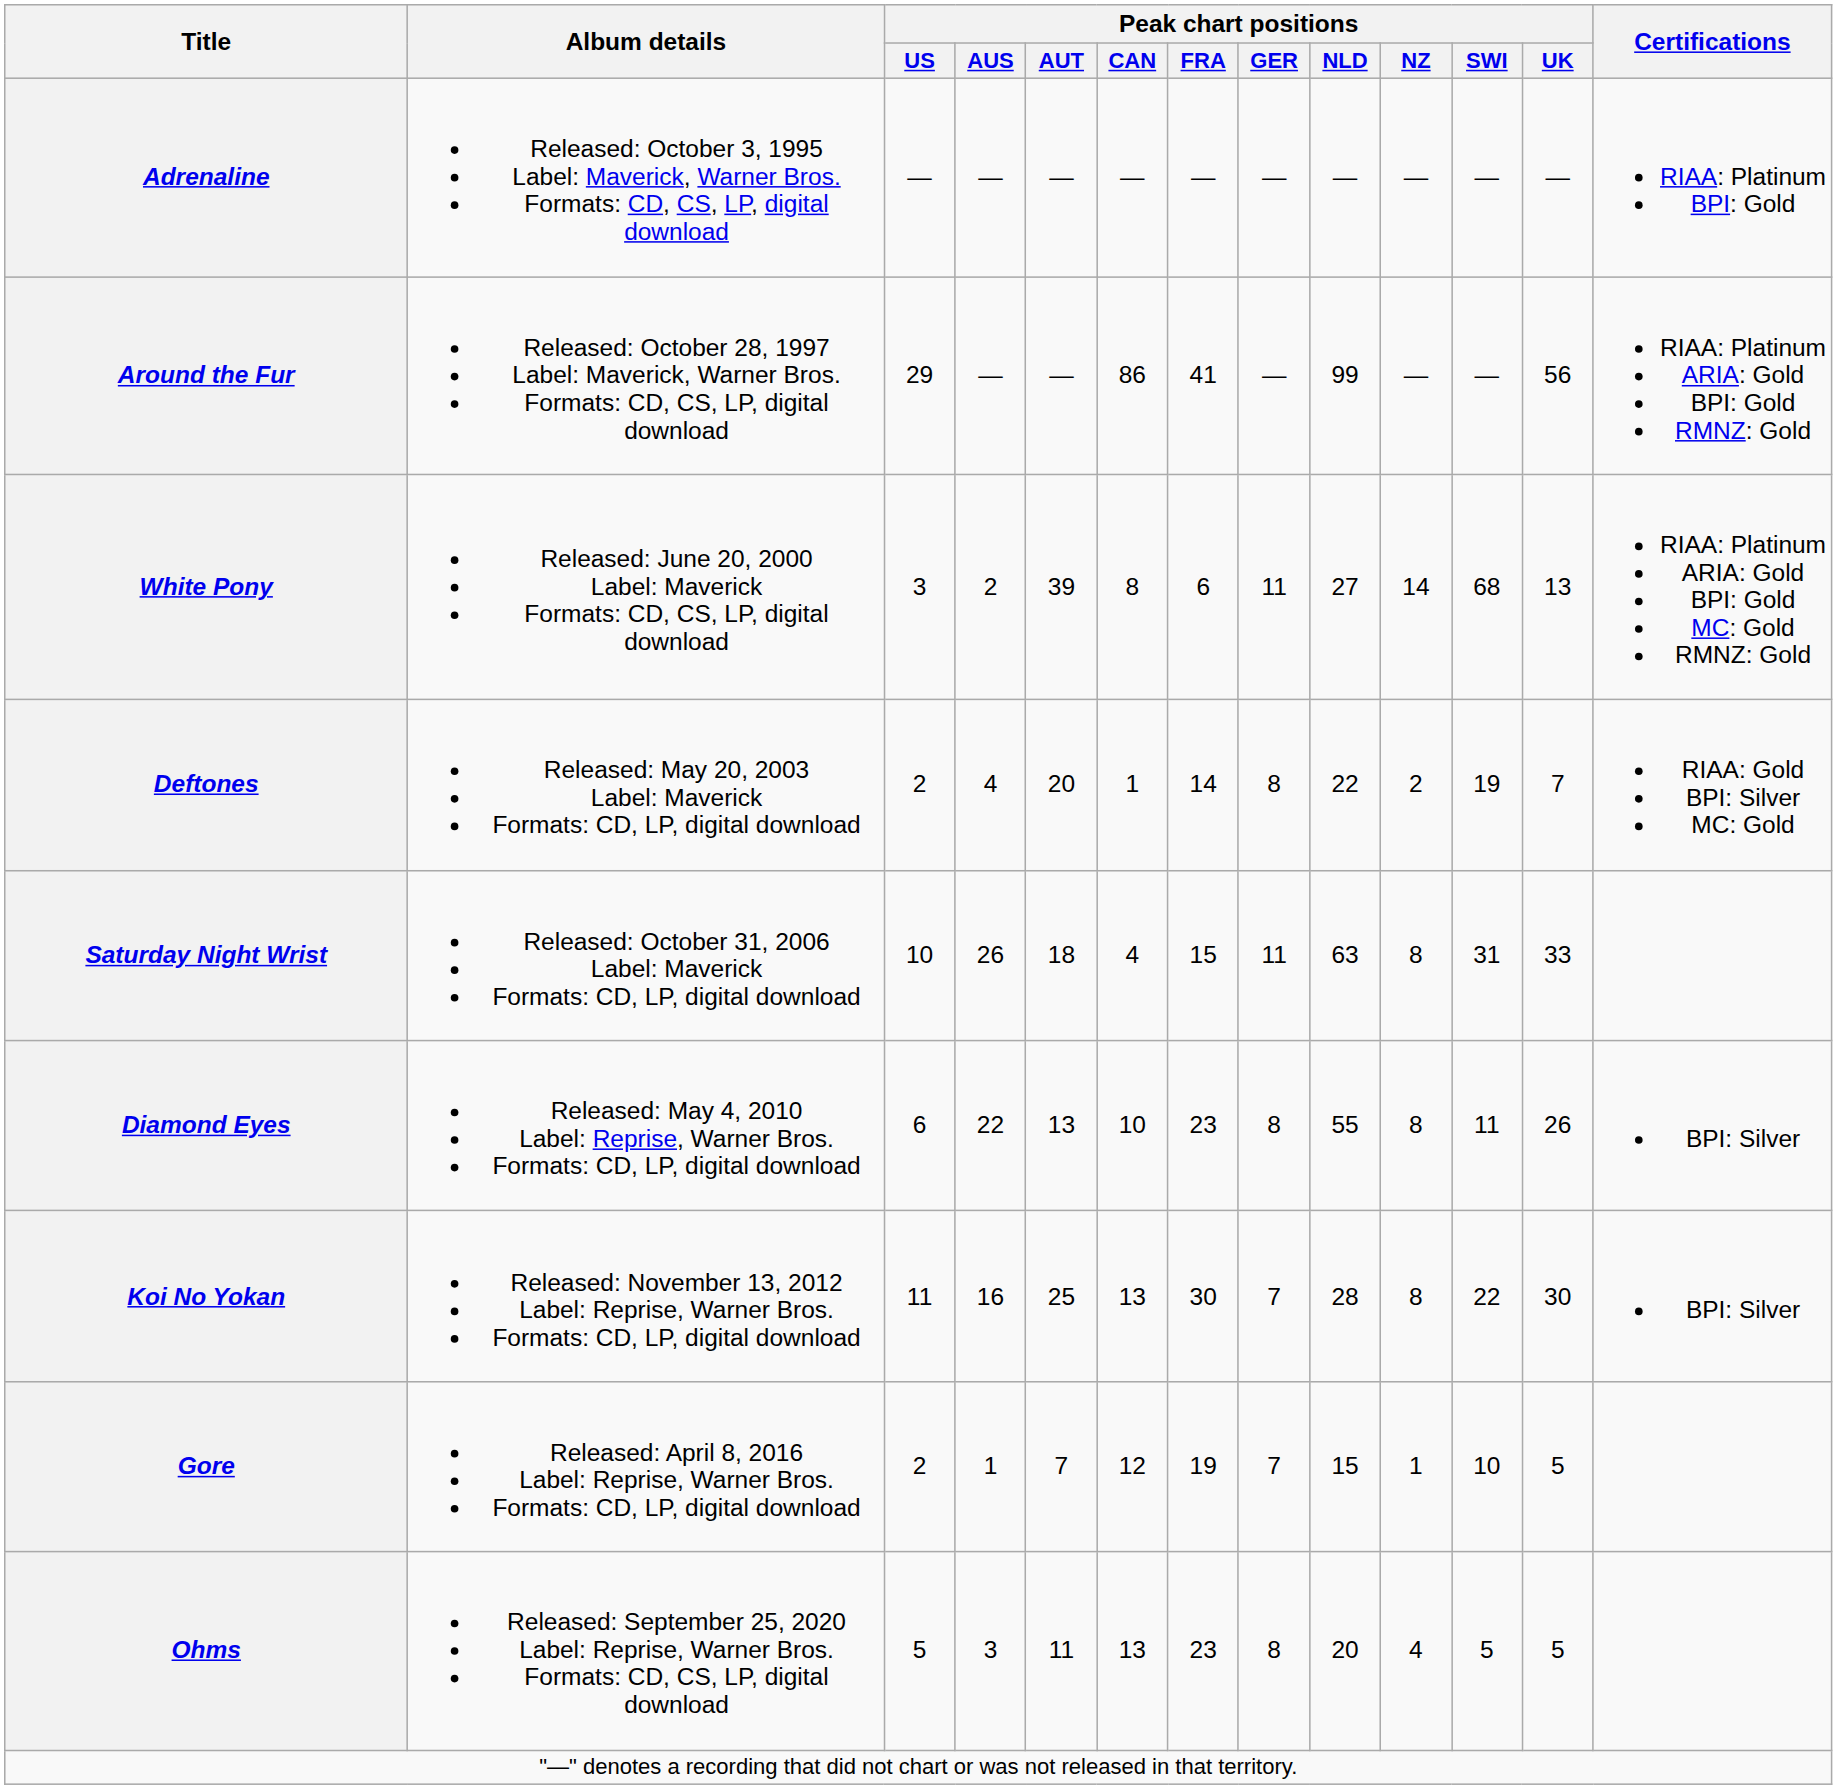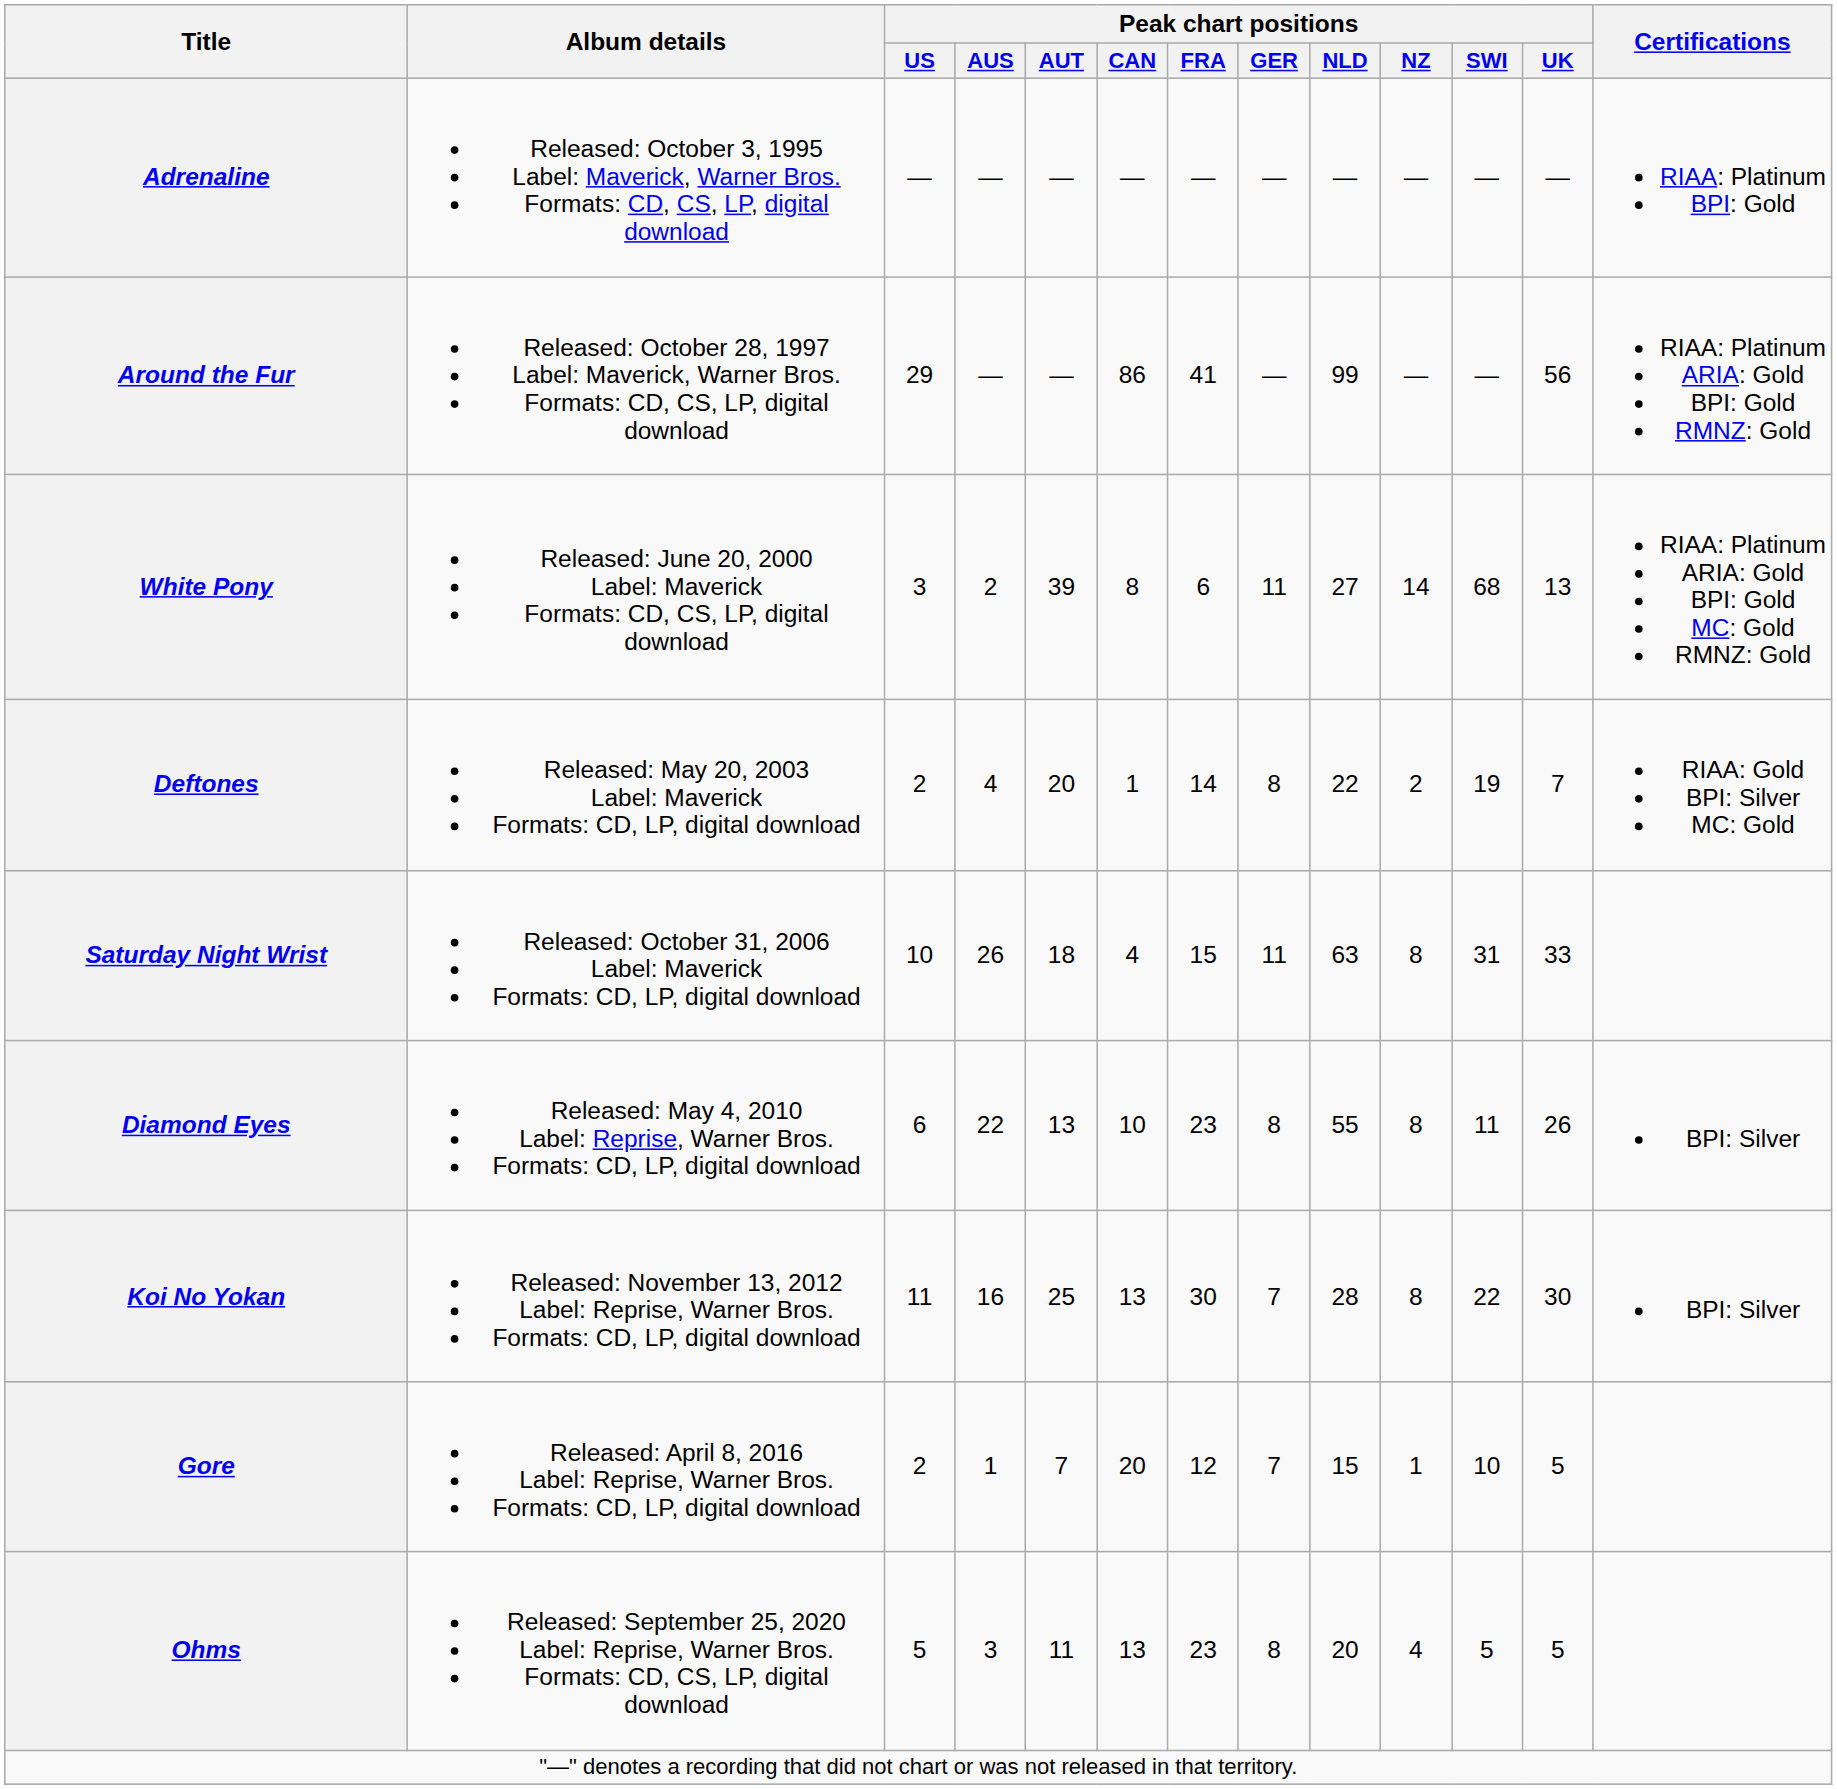(1132, 1466) 12 -> (1132, 1466) 20
(1203, 1466) 19 -> (1203, 1466) 12
